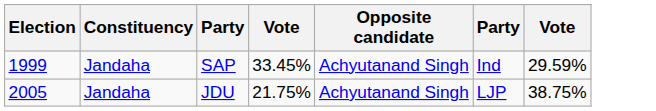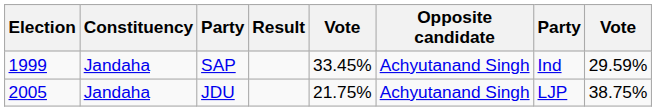+ column: (279, 27)
